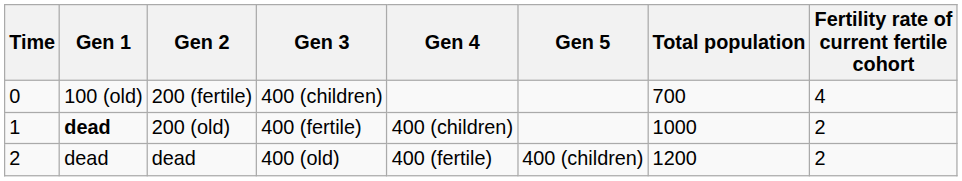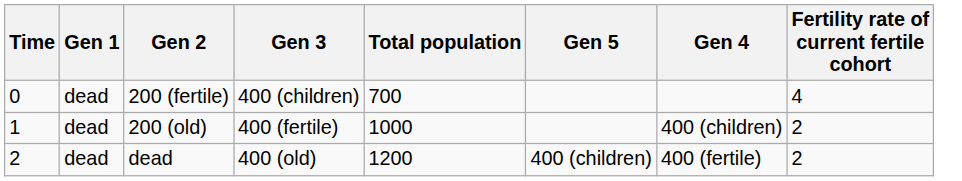columns swapped: (452, 42) <-> (729, 42)
(103, 96) 100 (old) -> (86, 96) dead
(87, 127) bold -> (86, 127) normal
